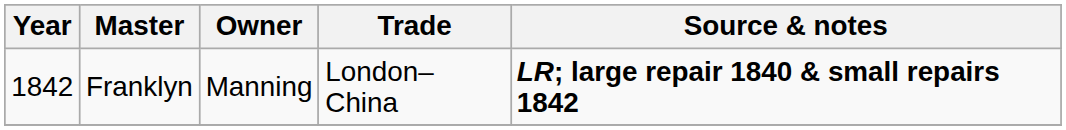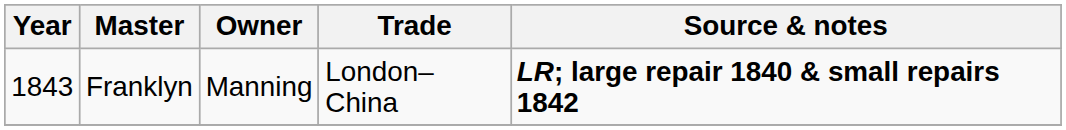(42, 86) 1842 -> (42, 86) 1843
